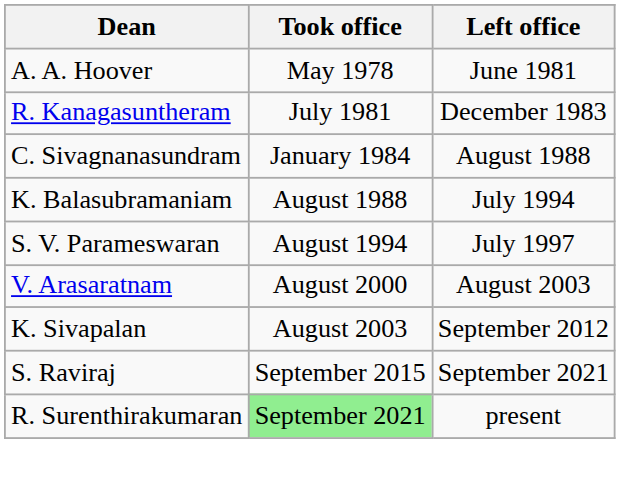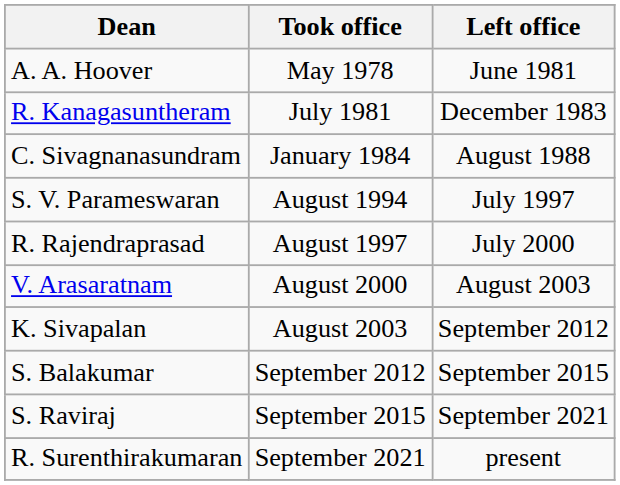- row: (122, 199)
+ row: (108, 242)
+ row: (82, 372)
(340, 415) lightgreen background -> (340, 458) no background
